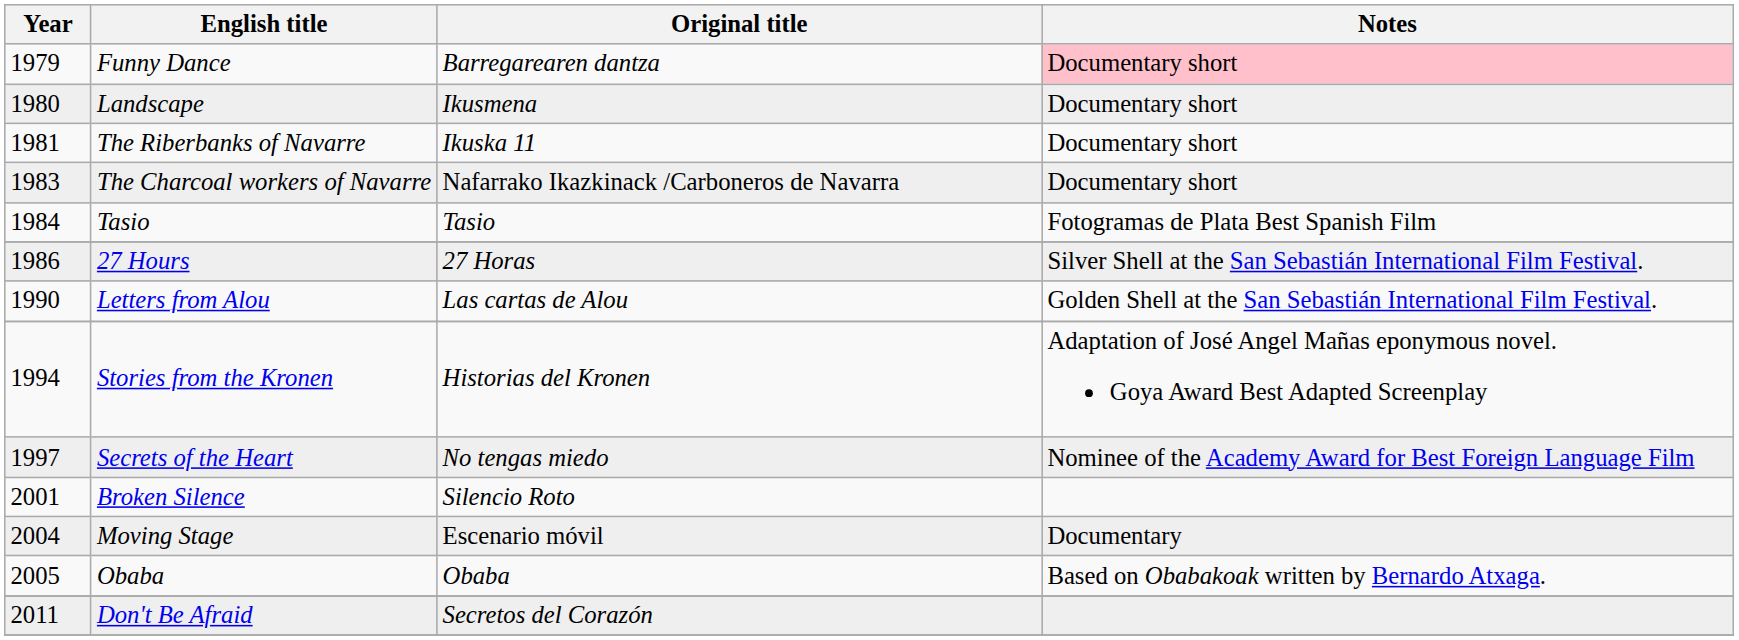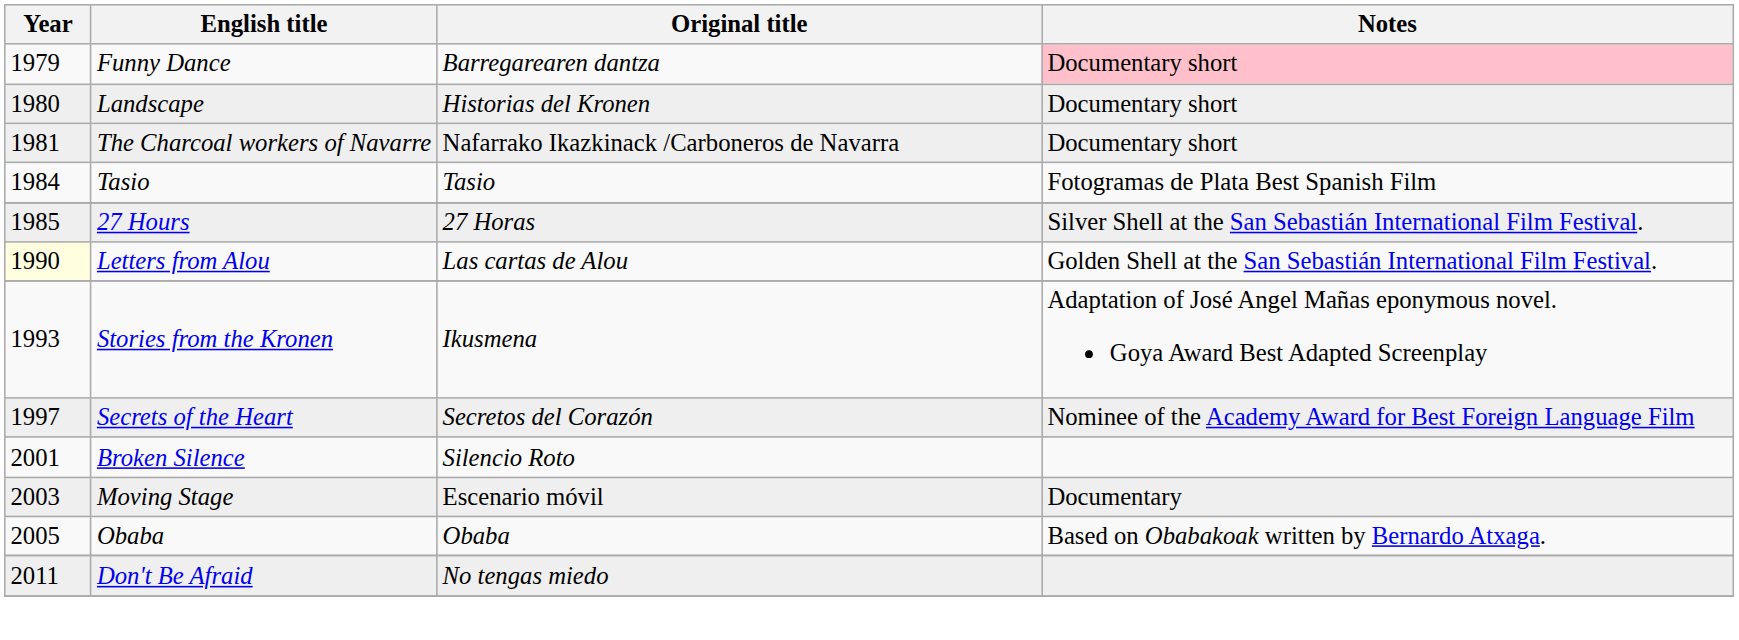(490, 103) Ikusmena -> (546, 103) Historias del Kronen
- row: (231, 142)
(35, 182) 1983 -> (35, 142) 1981
(35, 260) 1986 -> (35, 221) 1985
(35, 300) no background -> (35, 260) lightyellow background
(35, 378) 1994 -> (35, 339) 1993
(546, 378) Historias del Kronen -> (490, 339) Ikusmena
(526, 456) No tengas miedo -> (548, 417) Secretos del Corazón
(35, 535) 2004 -> (35, 496) 2003
(548, 614) Secretos del Corazón -> (526, 575) No tengas miedo
